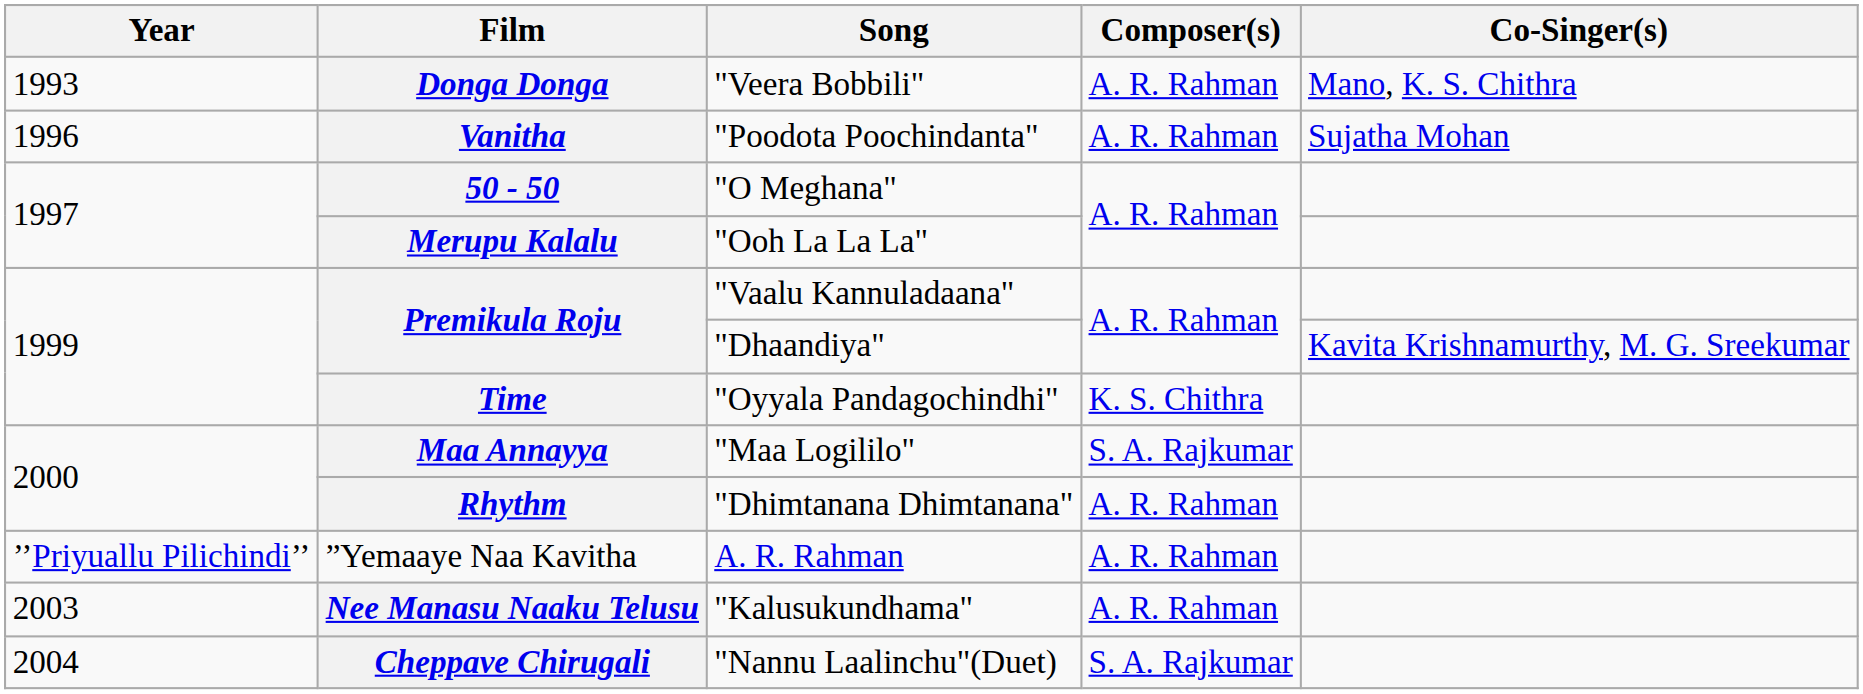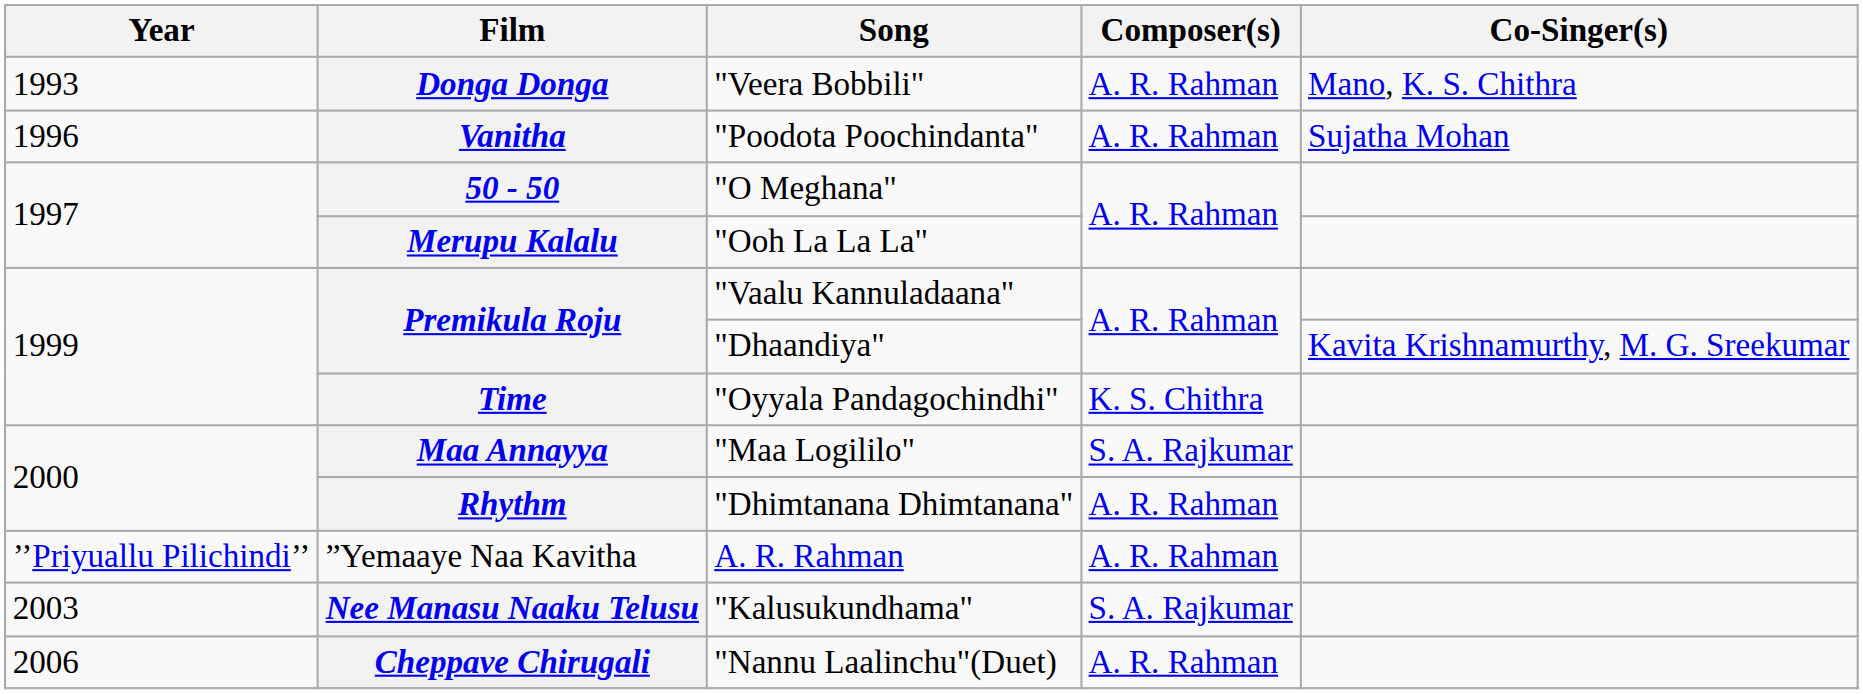(1183, 608) A. R. Rahman -> (1191, 608) S. A. Rajkumar
(46, 661) 2004 -> (46, 661) 2006
(1191, 661) S. A. Rajkumar -> (1183, 661) A. R. Rahman
